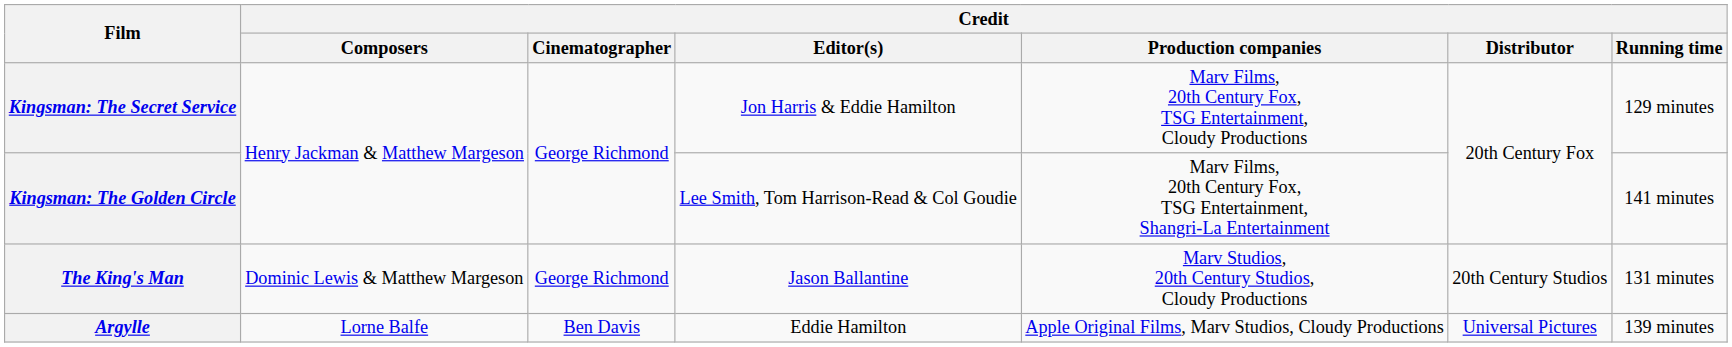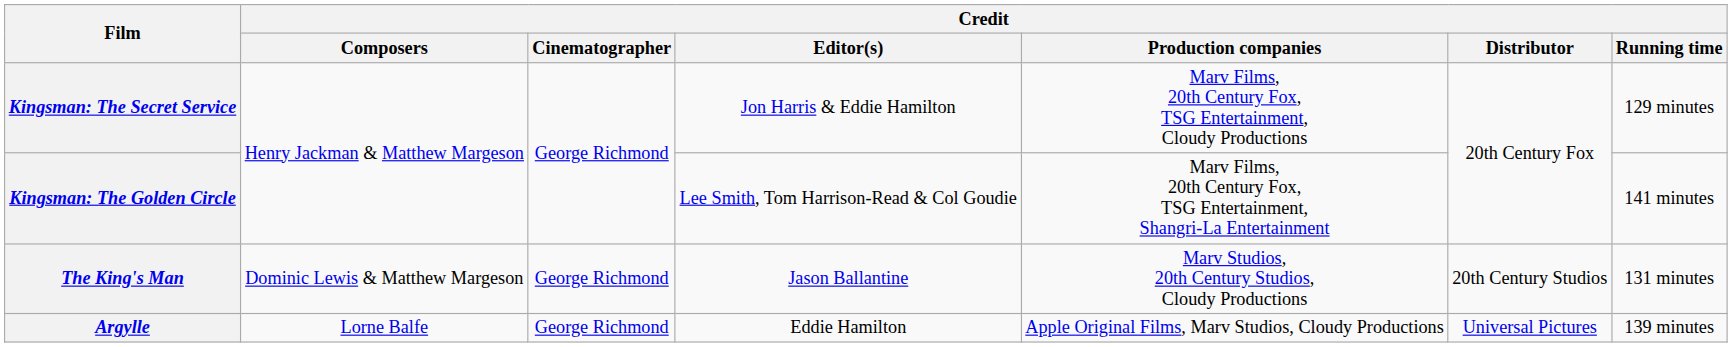(602, 327) Ben Davis -> (602, 327) George Richmond
